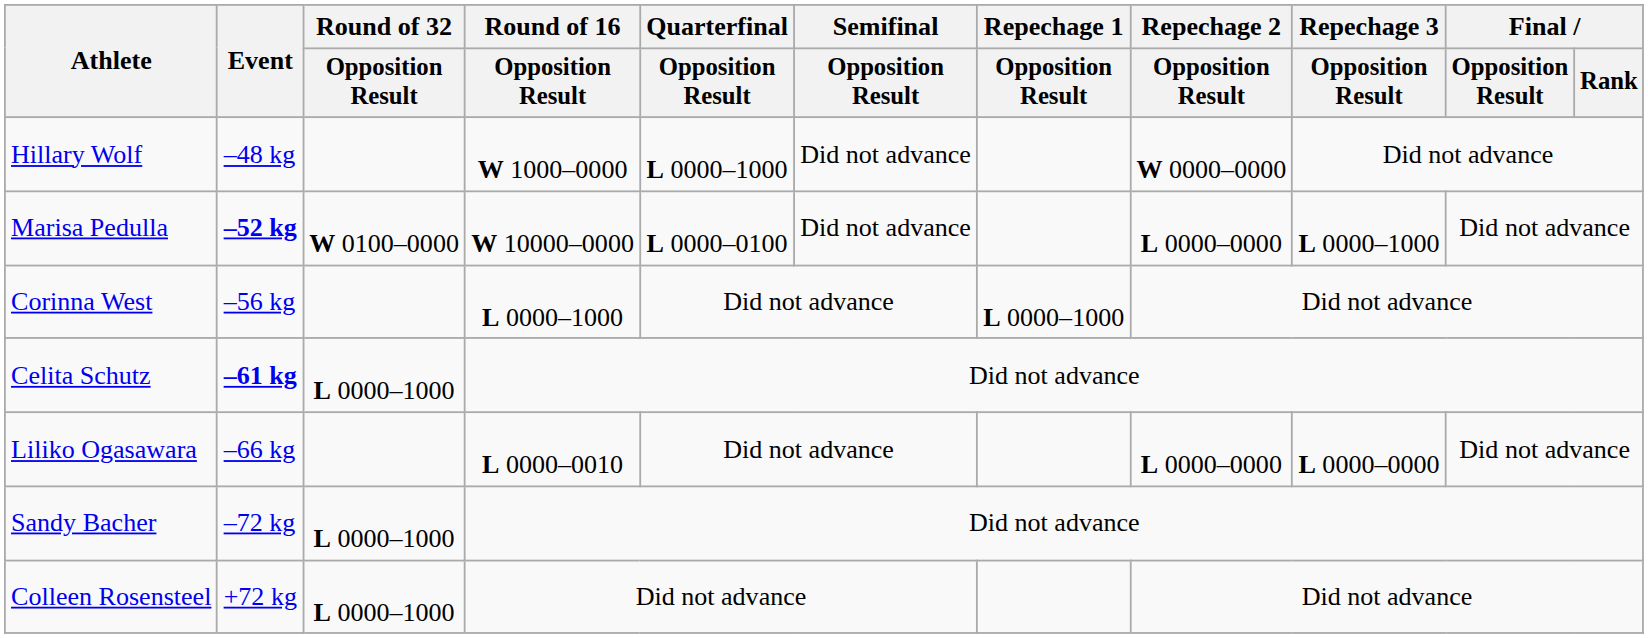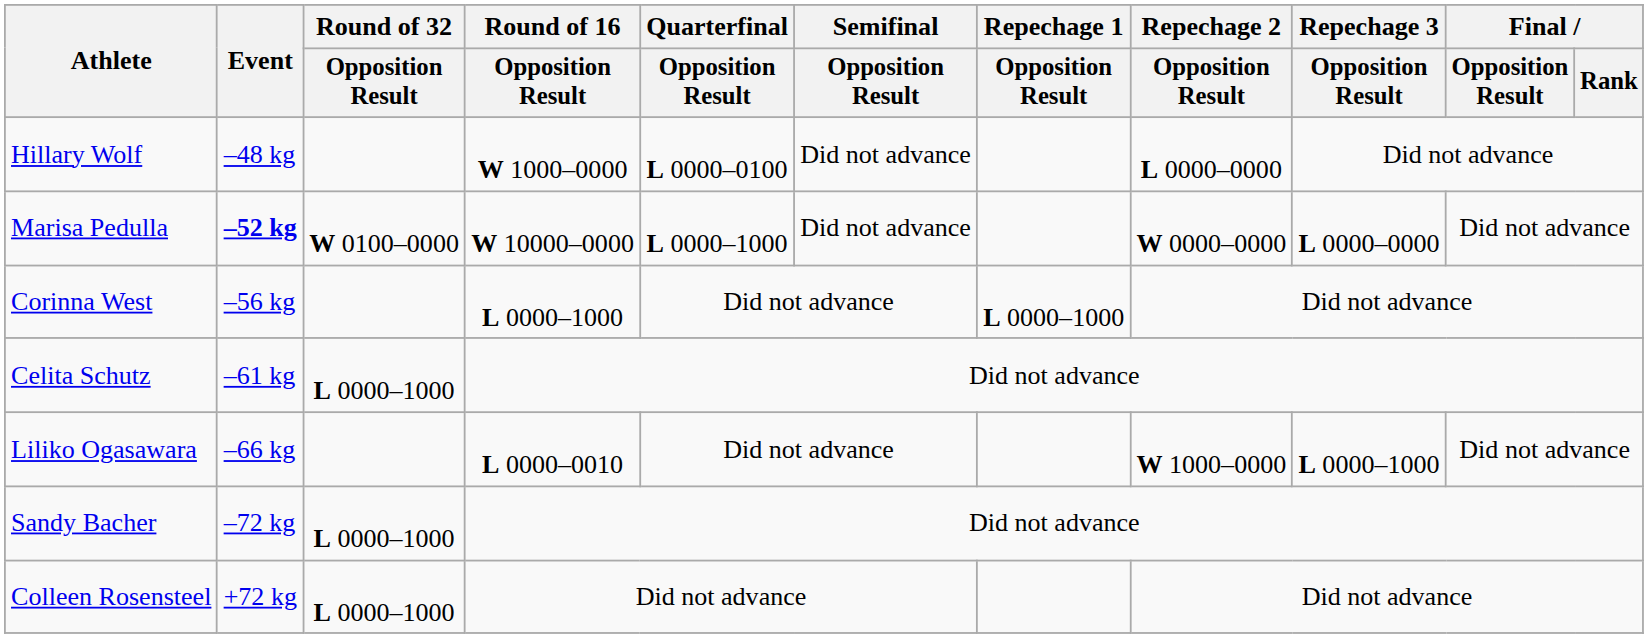(717, 169) L 0000–1000 -> (717, 169) L 0000–0100
(1211, 169) W 0000–0000 -> (1211, 169) L 0000–0000
(717, 243) L 0000–0100 -> (717, 243) L 0000–1000
(1211, 243) L 0000–0000 -> (1211, 243) W 0000–0000
(1369, 243) L 0000–1000 -> (1369, 243) L 0000–0000
(260, 375) bold -> (259, 375) normal
(1211, 464) L 0000–0000 -> (1211, 464) W 1000–0000
(1369, 464) L 0000–0000 -> (1369, 464) L 0000–1000
